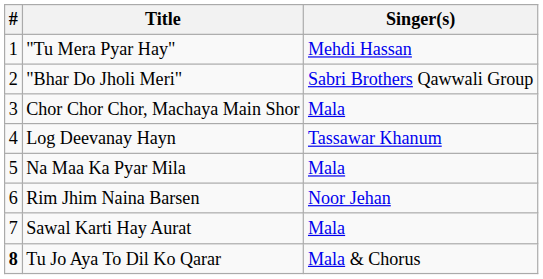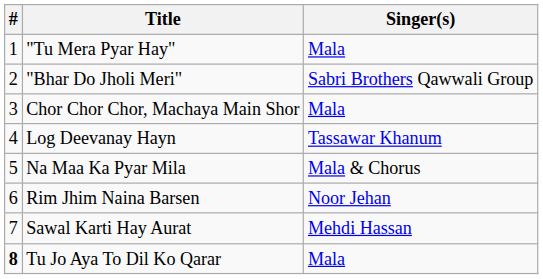(360, 49) Mehdi Hassan -> (327, 49) Mala
(327, 168) Mala -> (364, 168) Mala & Chorus
(327, 228) Mala -> (360, 228) Mehdi Hassan
(364, 258) Mala & Chorus -> (327, 258) Mala
